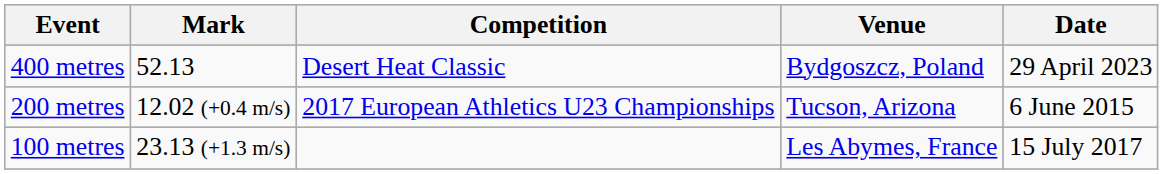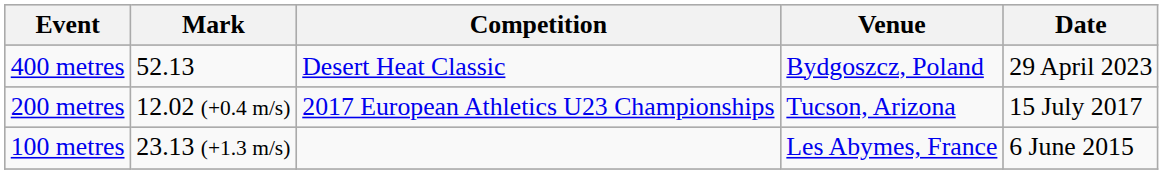(1072, 106) 6 June 2015 -> (1076, 106) 15 July 2017
(1076, 147) 15 July 2017 -> (1072, 147) 6 June 2015
